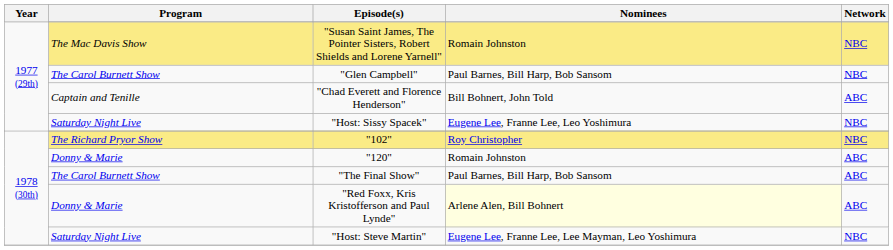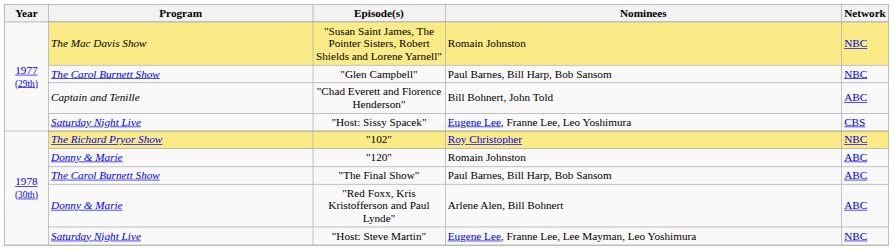(856, 122) NBC -> (855, 122) CBS
(506, 205) lightyellow background -> (506, 205) no background
